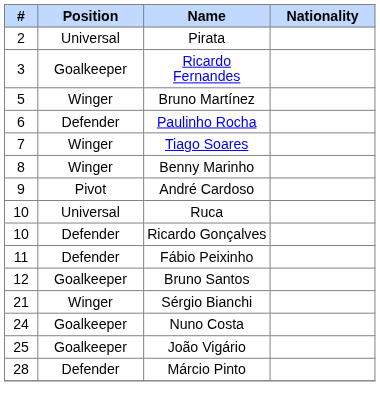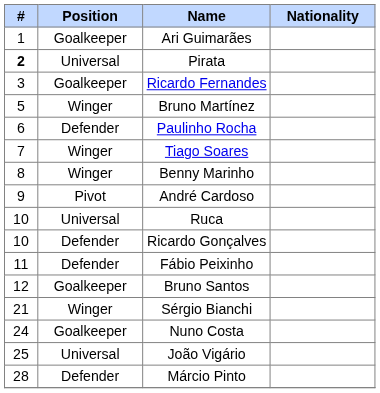+ row: (207, 38)
(21, 38) normal -> (21, 61) bold
(90, 347) Goalkeeper -> (90, 354) Universal
